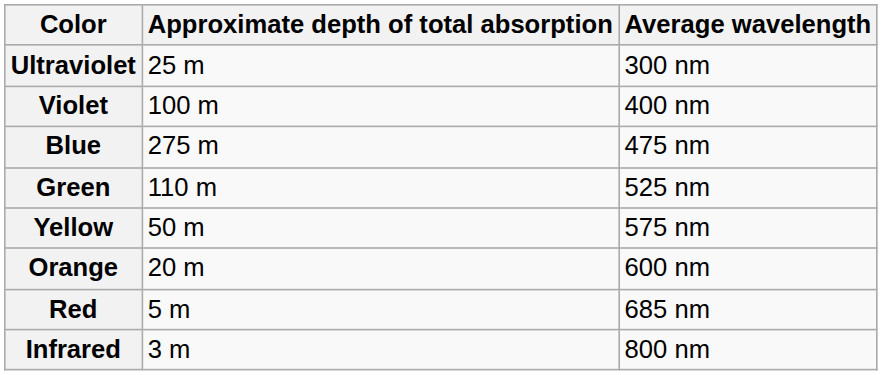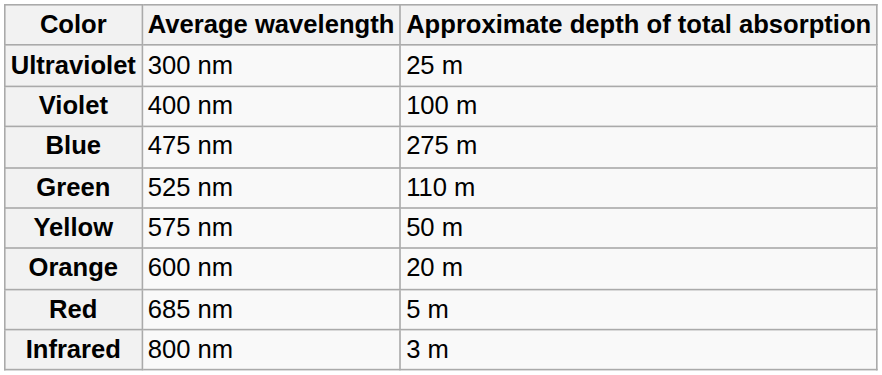columns swapped: (748, 24) <-> (380, 24)
